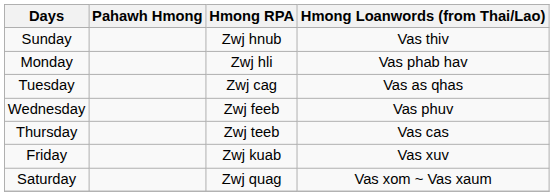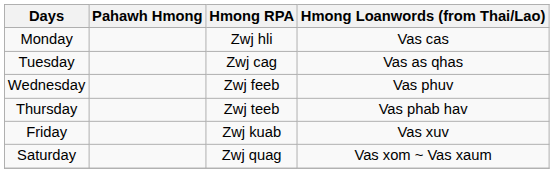- row: (47, 39)
(423, 62) Vas phab hav -> (423, 39) Vas cas
(423, 132) Vas cas -> (423, 109) Vas phab hav
